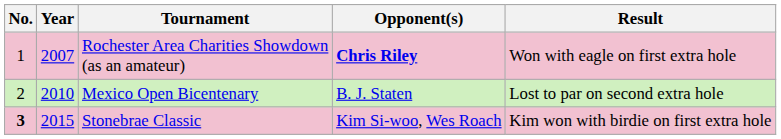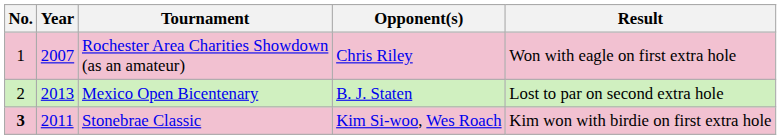(377, 55) bold -> (374, 55) normal
(58, 93) 2010 -> (58, 93) 2013
(58, 120) 2015 -> (57, 120) 2011
